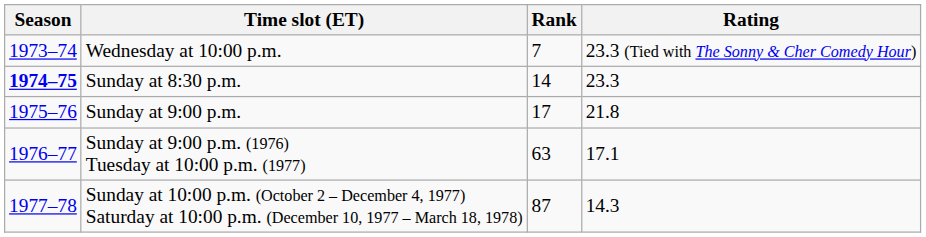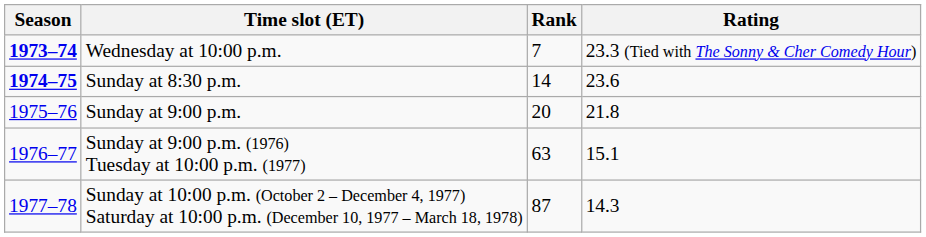(43, 50) normal -> (43, 50) bold
(603, 81) 23.3 -> (603, 81) 23.6
(541, 111) 17 -> (541, 111) 20
(603, 153) 17.1 -> (603, 153) 15.1
